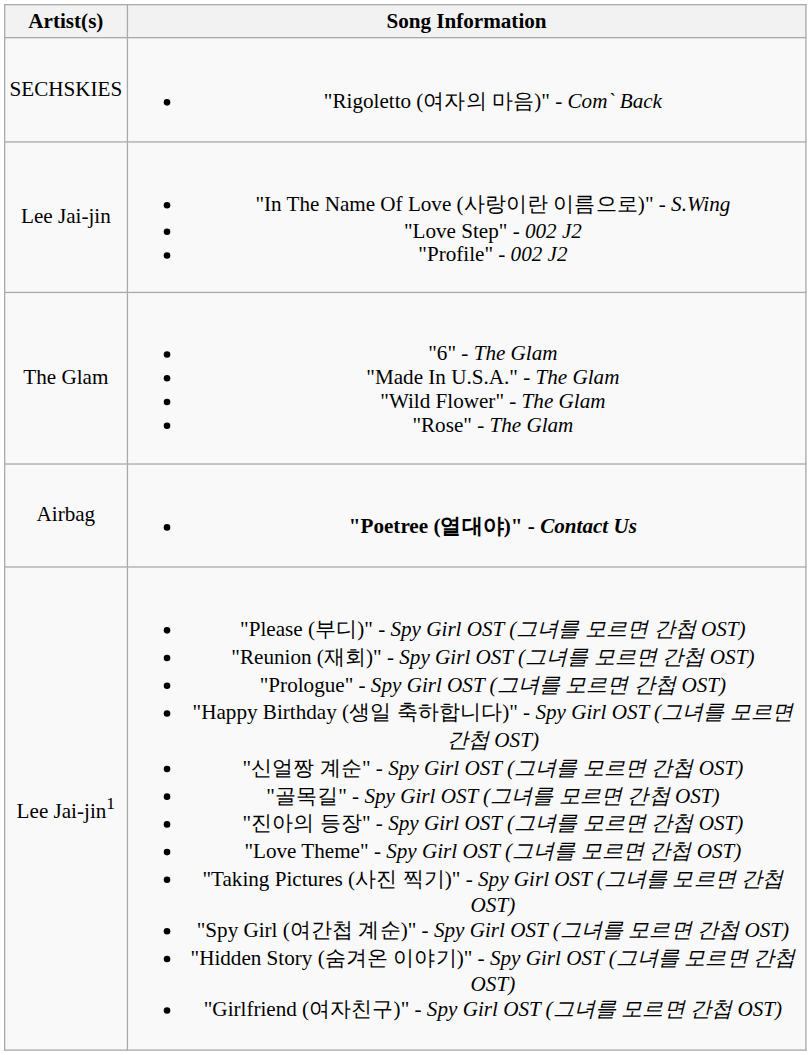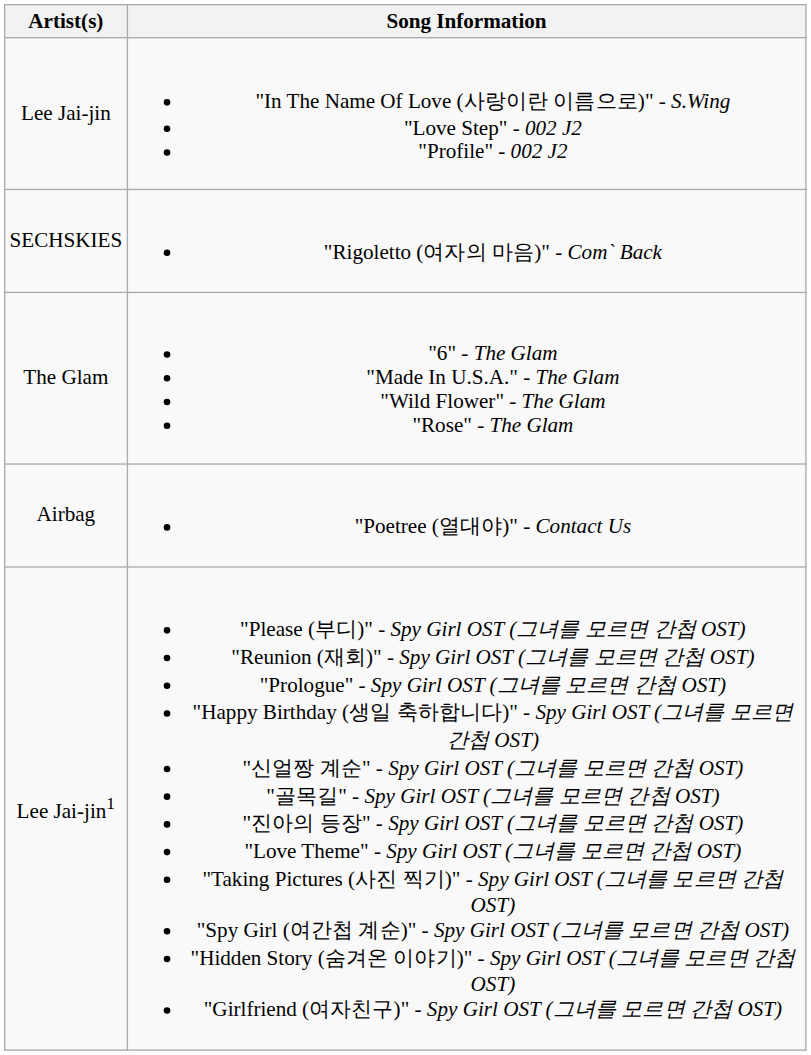rows swapped: (66, 89) <-> (66, 216)
(466, 527) bold -> (466, 527) normal
